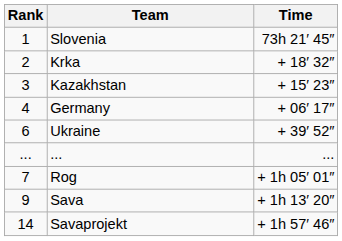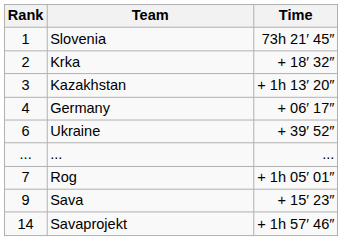(306, 85) + 15′ 23″ -> (296, 85) + 1h 13′ 20″
(296, 200) + 1h 13′ 20″ -> (306, 200) + 15′ 23″
